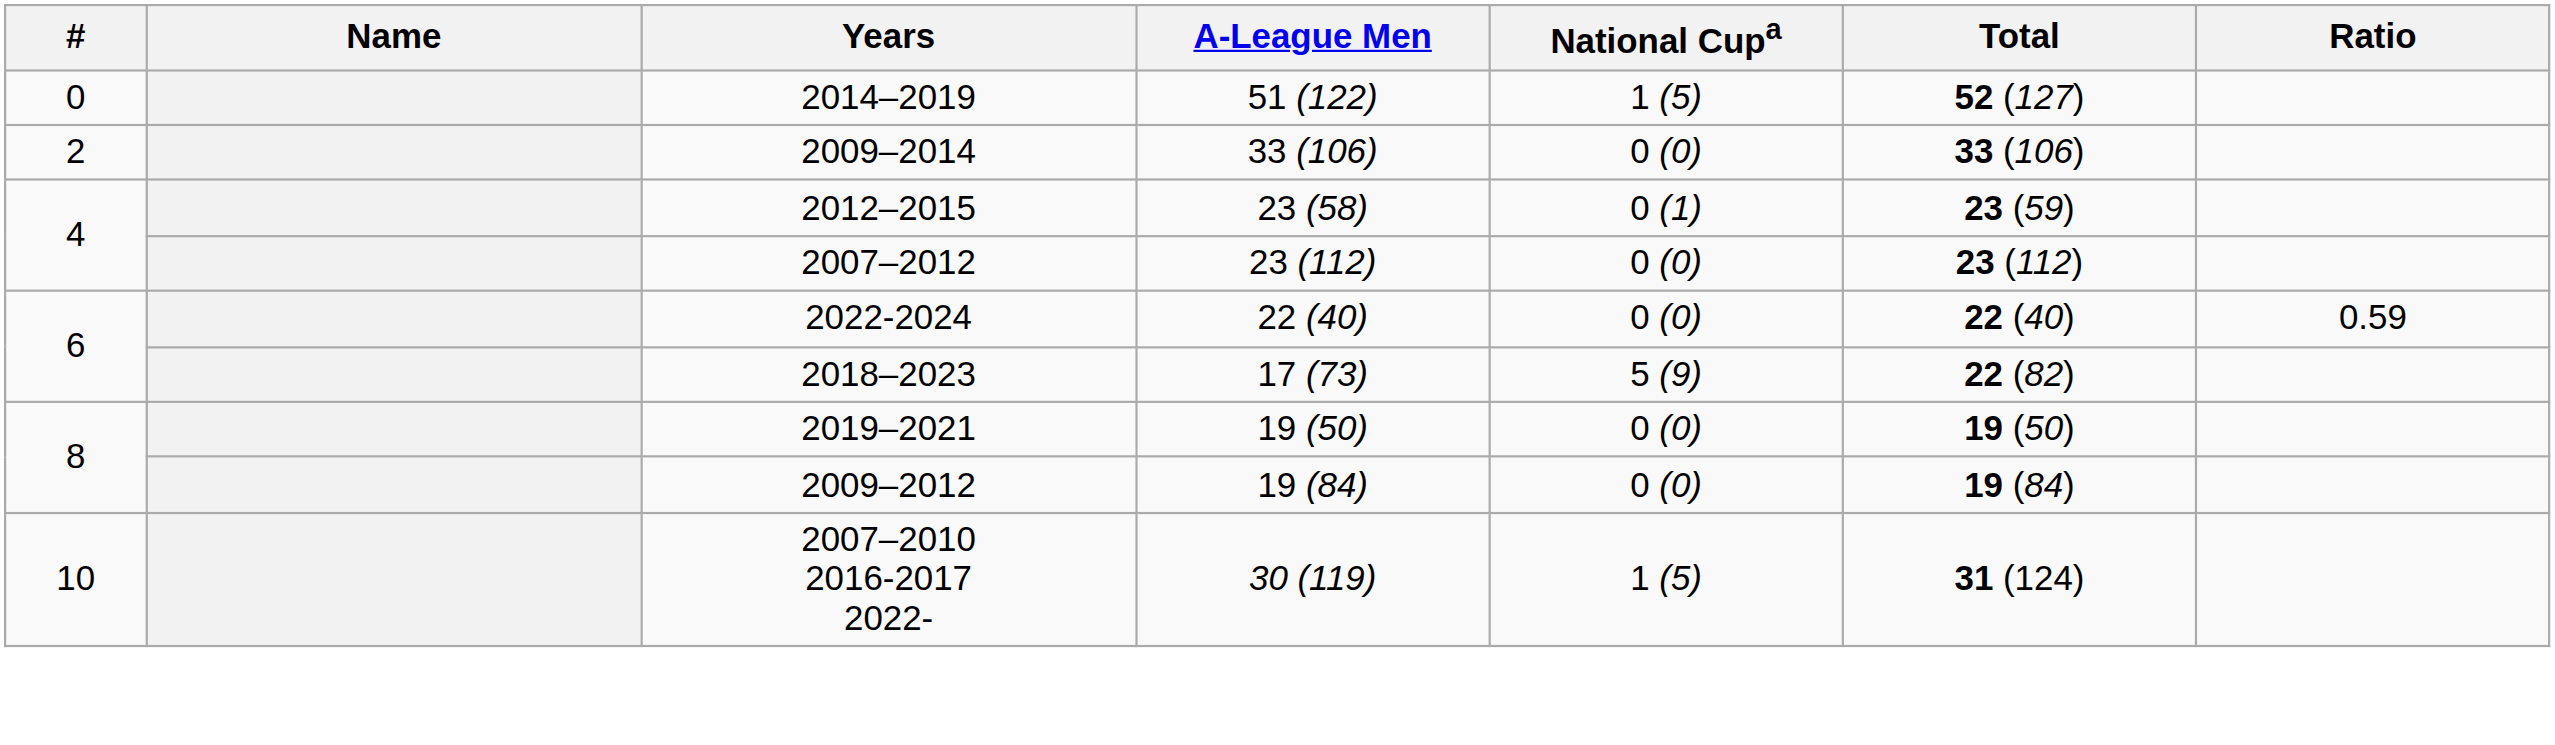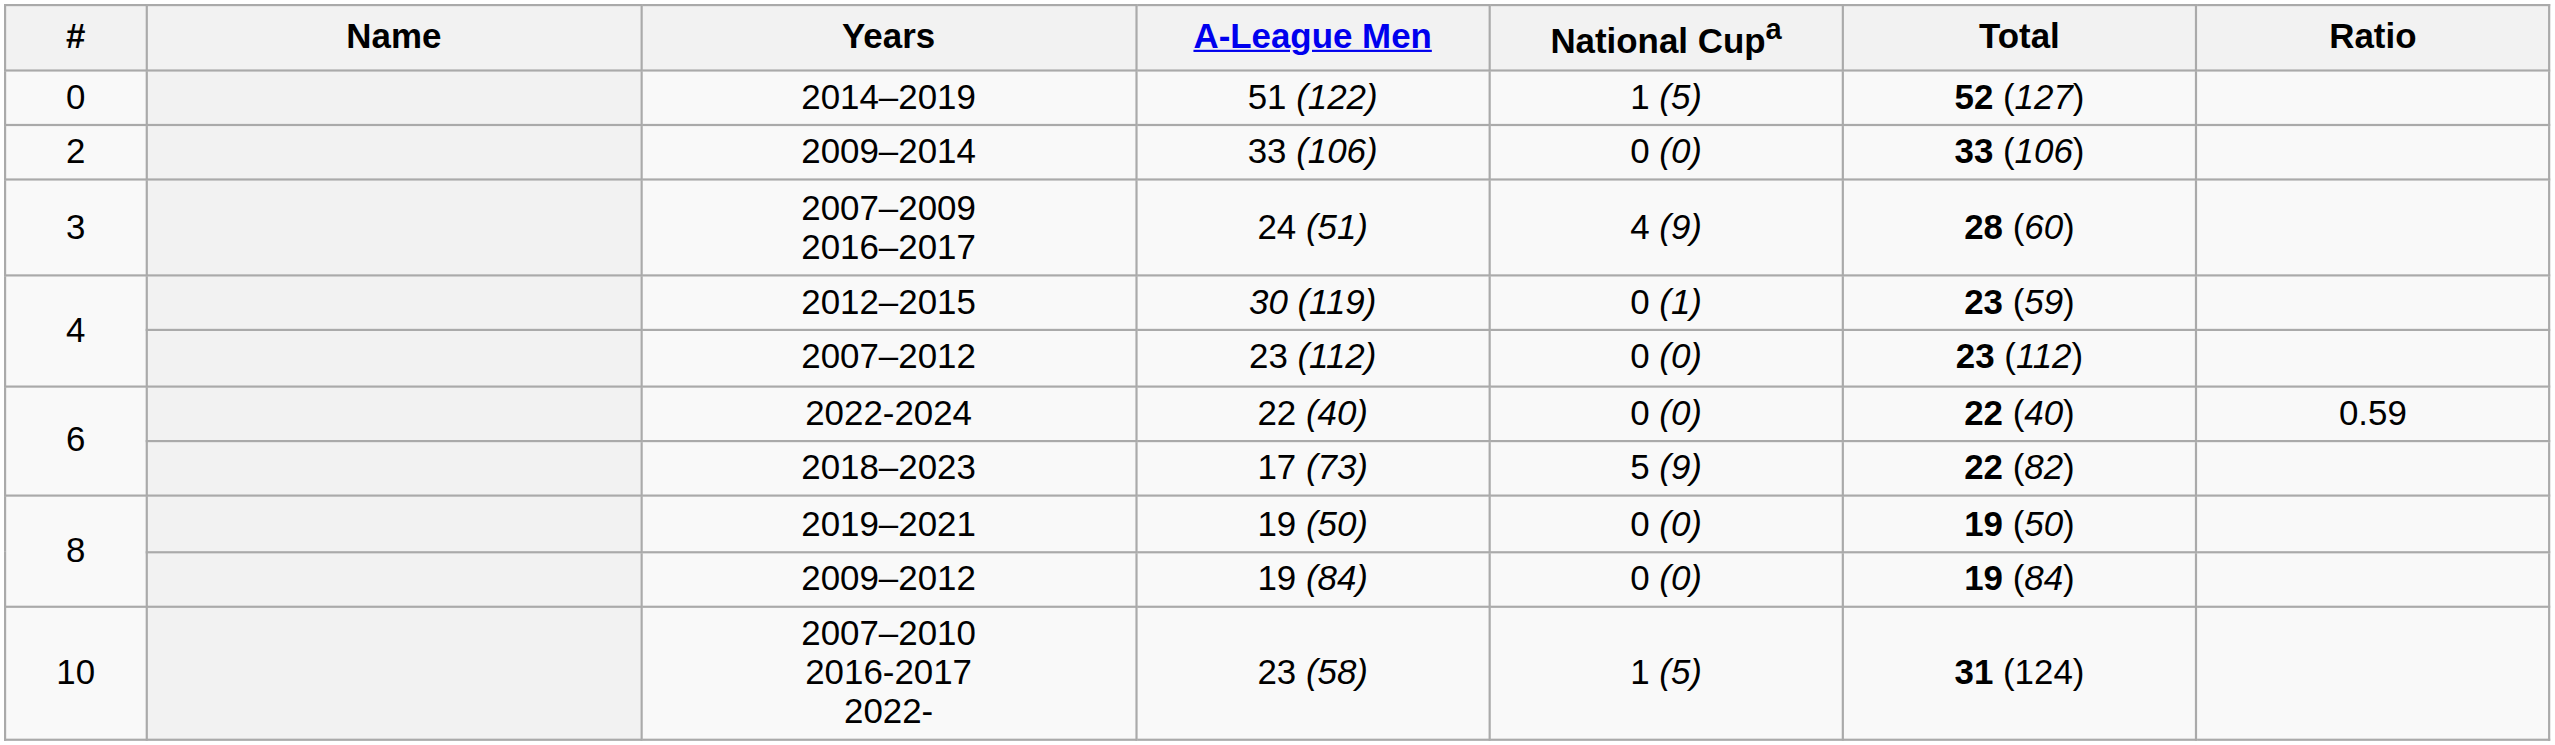+ row: (889, 227)
(1313, 207) 23 (58) -> (1313, 302) 30 (119)
(1313, 578) 30 (119) -> (1313, 673) 23 (58)
